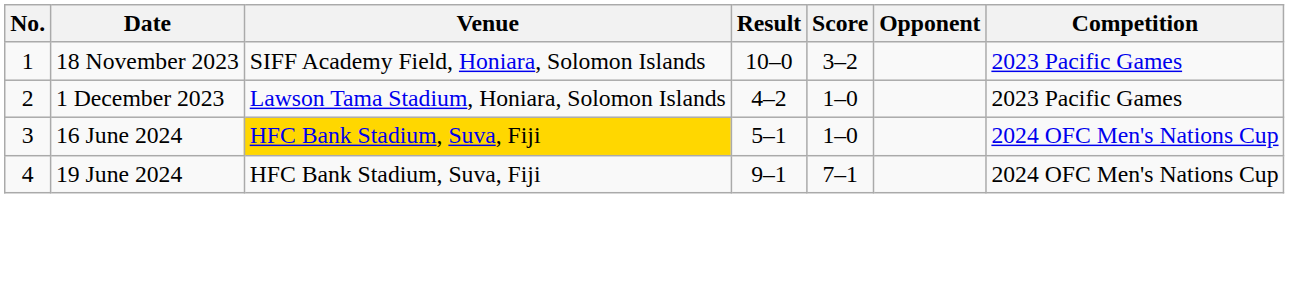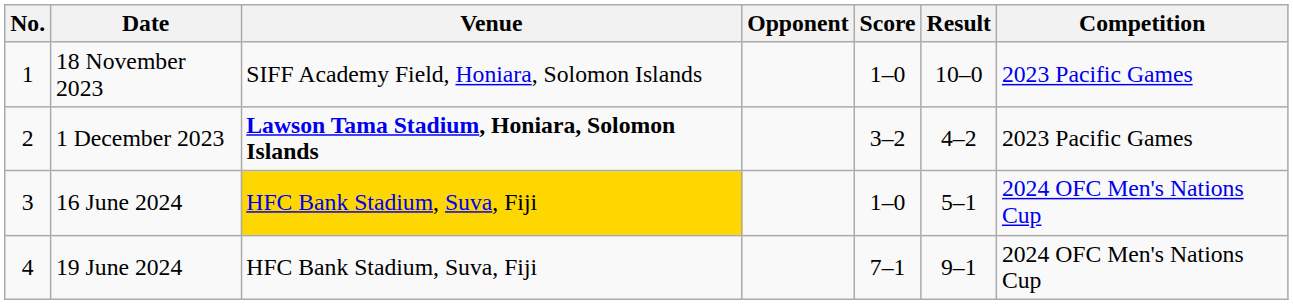columns swapped: (930, 23) <-> (769, 23)
(840, 60) 3–2 -> (888, 74) 1–0
(488, 98) normal -> (461, 138) bold
(840, 98) 1–0 -> (888, 138) 3–2
